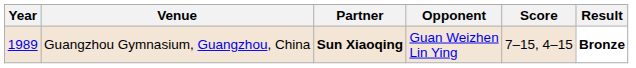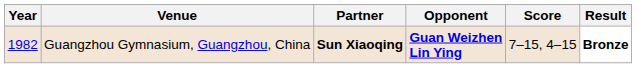(23, 44) 1989 -> (23, 44) 1982
(454, 44) normal -> (456, 44) bold
